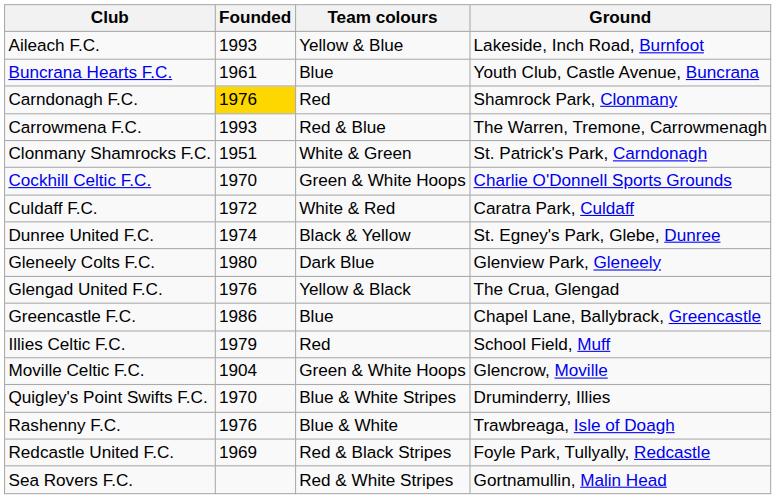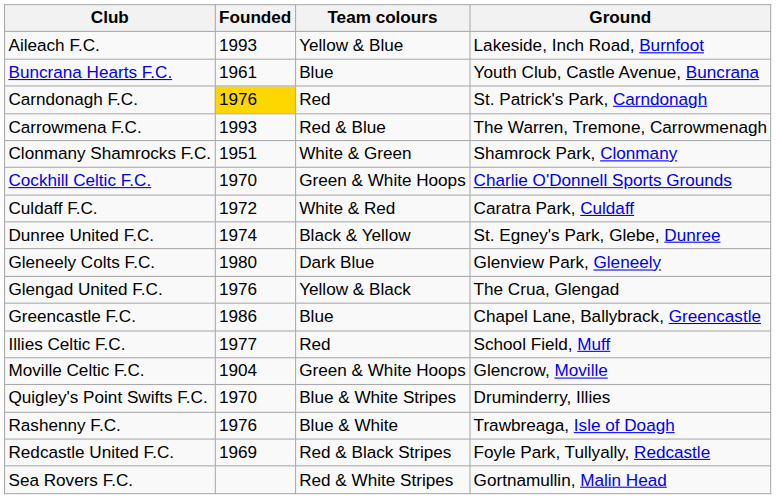(575, 99) Shamrock Park, Clonmany -> (590, 99) St. Patrick's Park, Carndonagh
(590, 153) St. Patrick's Park, Carndonagh -> (575, 153) Shamrock Park, Clonmany
(238, 344) 1979 -> (238, 344) 1977
